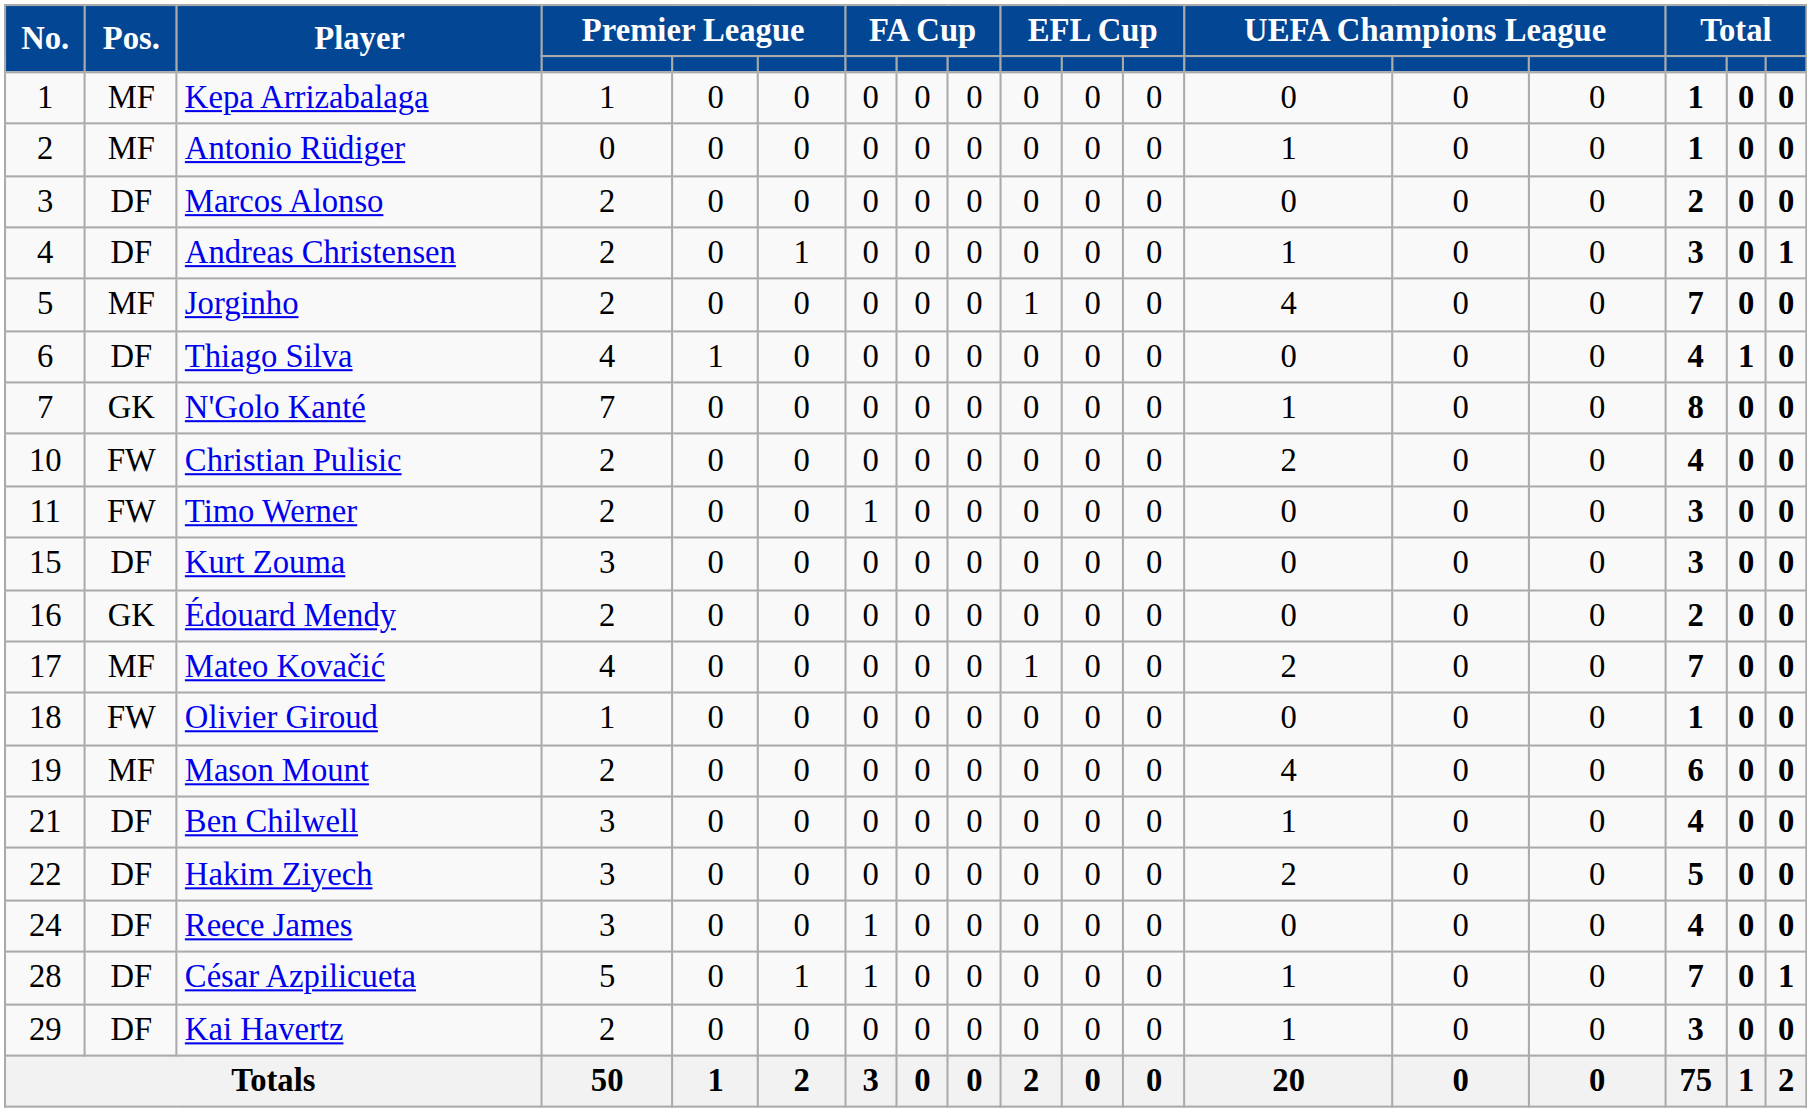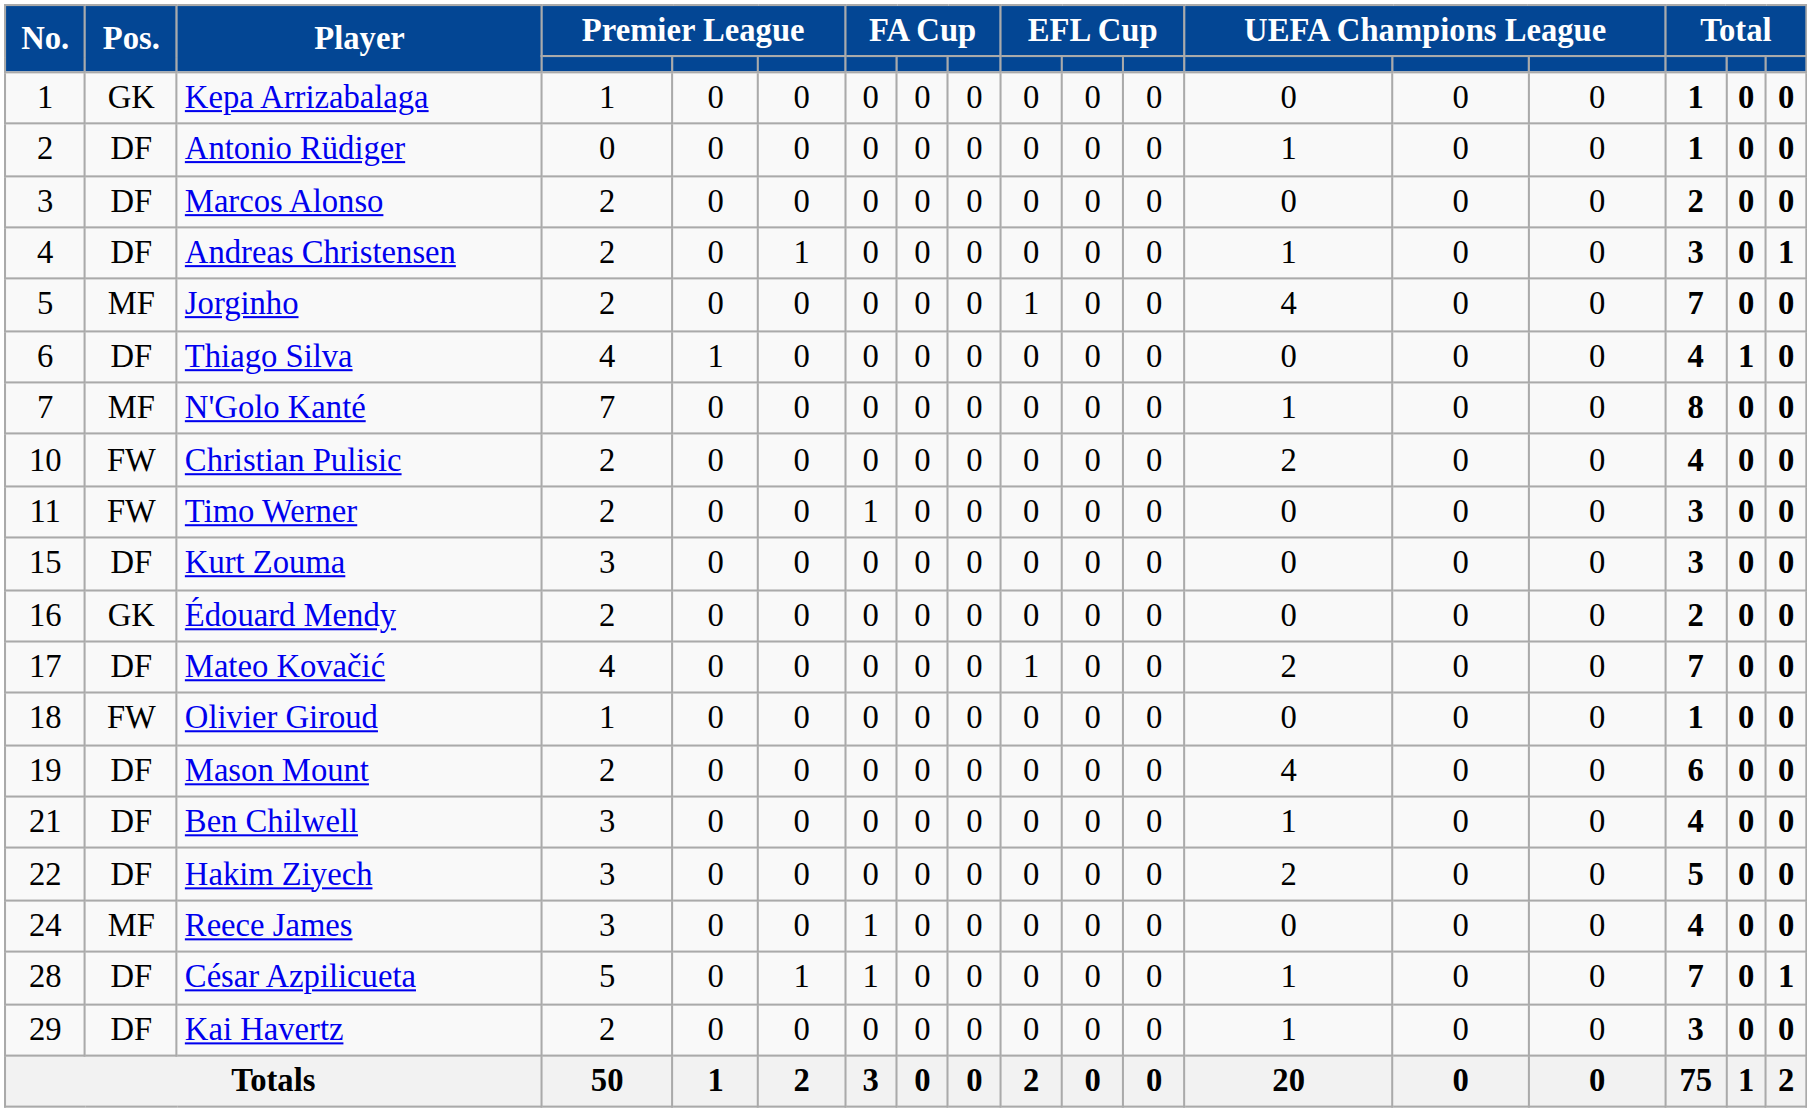(131, 97) MF -> (131, 97) GK
(131, 148) MF -> (131, 148) DF
(131, 407) GK -> (131, 407) MF
(131, 666) MF -> (131, 666) DF
(131, 770) MF -> (131, 770) DF
(131, 925) DF -> (131, 925) MF
